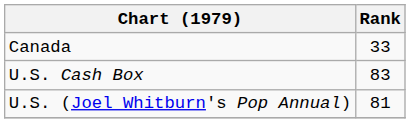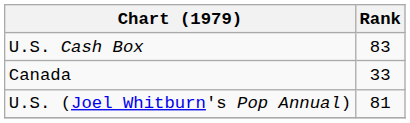rows swapped: (40, 47) <-> (76, 75)
